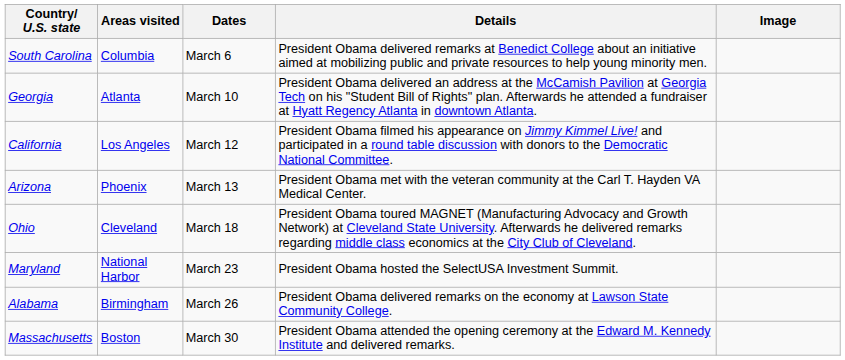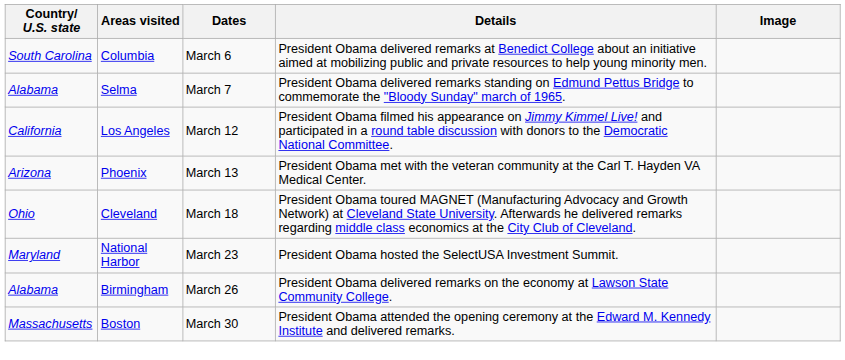+ row: (119, 90)
- row: (121, 97)
